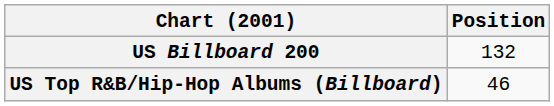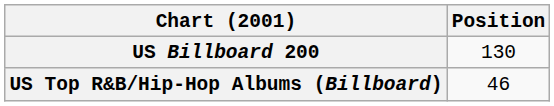(498, 52) 132 -> (498, 52) 130
